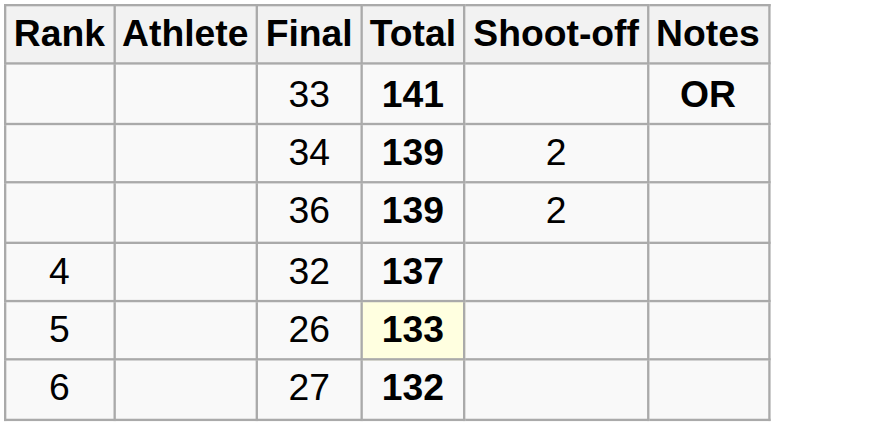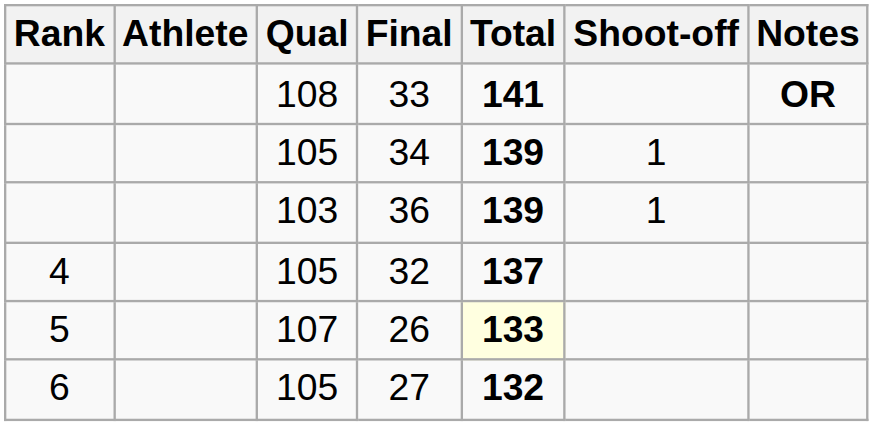+ column: (307, 34)
(556, 152) 2 -> (656, 152) 1
(556, 211) 2 -> (656, 211) 1
